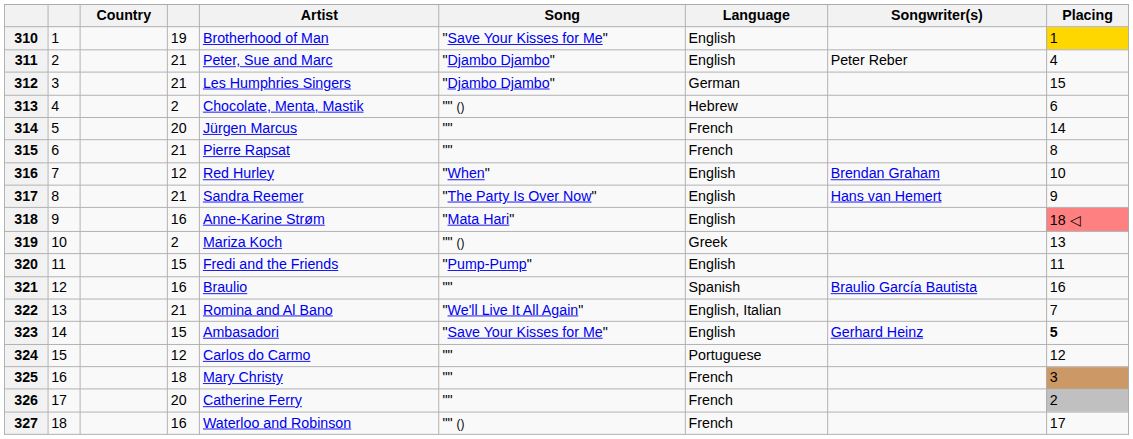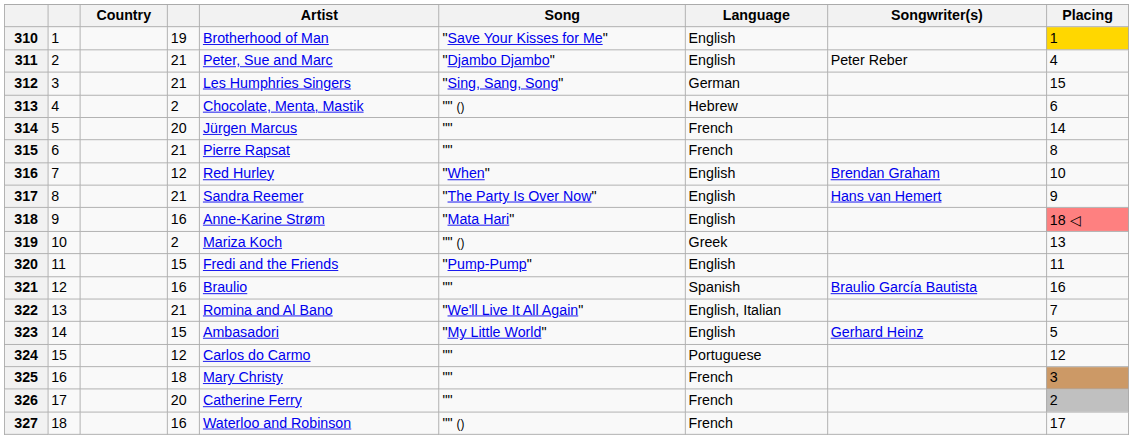(499, 83) "Djambo Djambo" -> (503, 83) "Sing, Sang, Song"
(525, 332) "Save Your Kisses for Me" -> (494, 332) "My Little World"
(1054, 332) bold -> (1054, 332) normal
